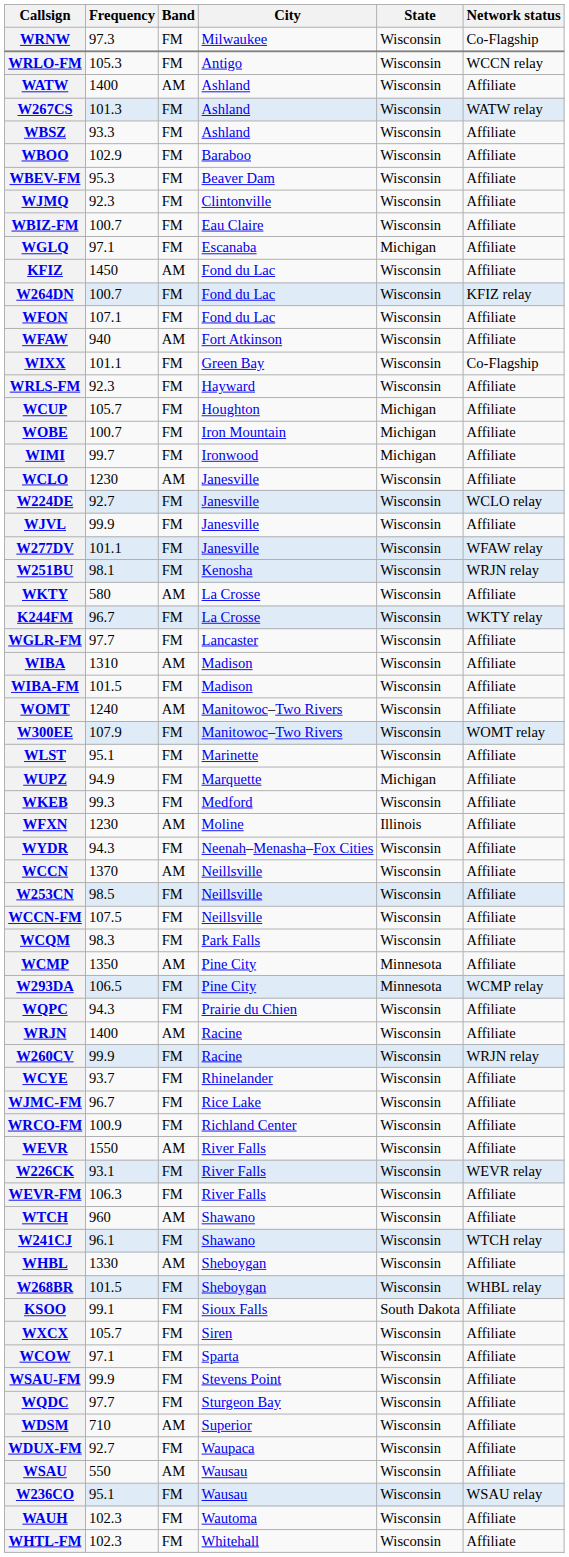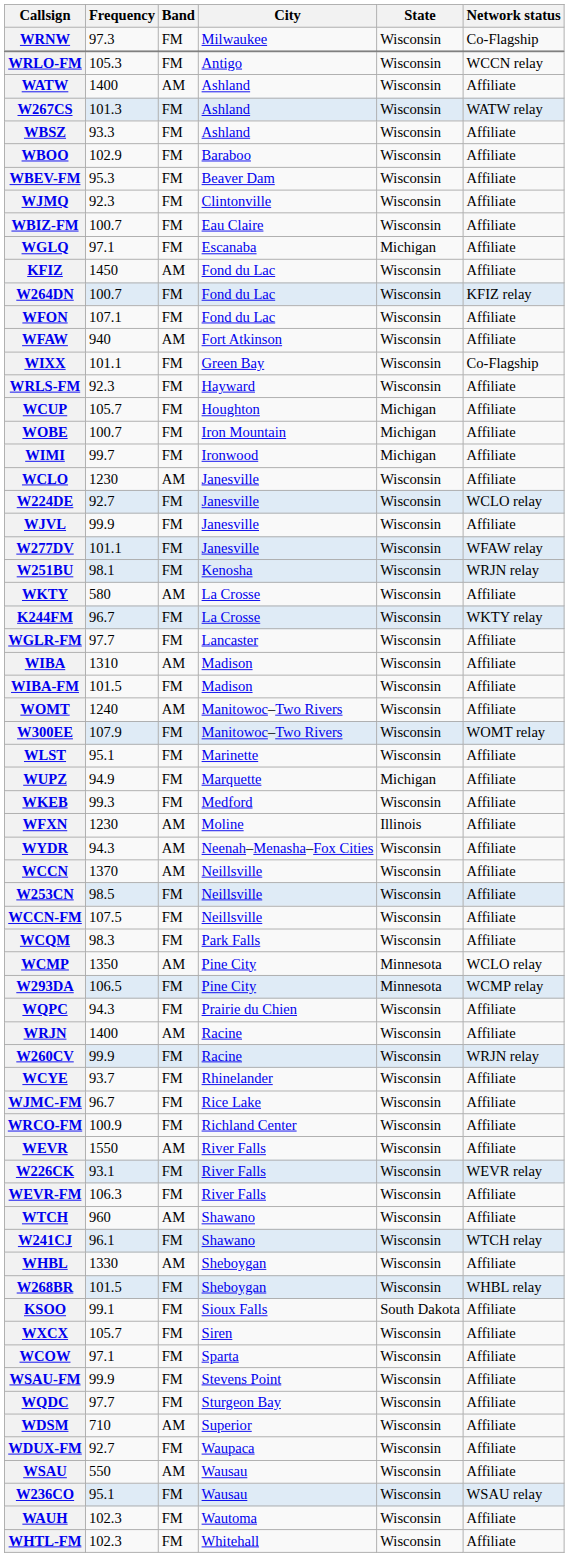(172, 848) FM -> (173, 848) AM
(491, 963) Affiliate -> (504, 963) WCLO relay
